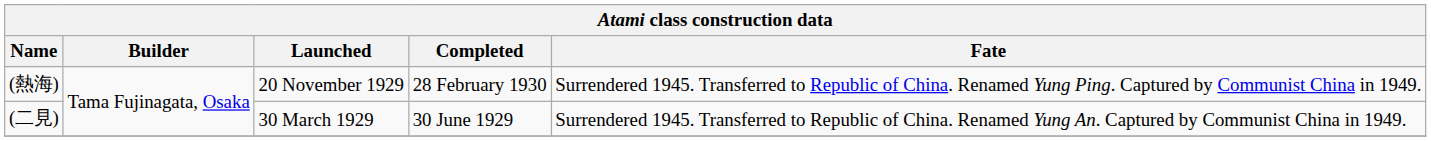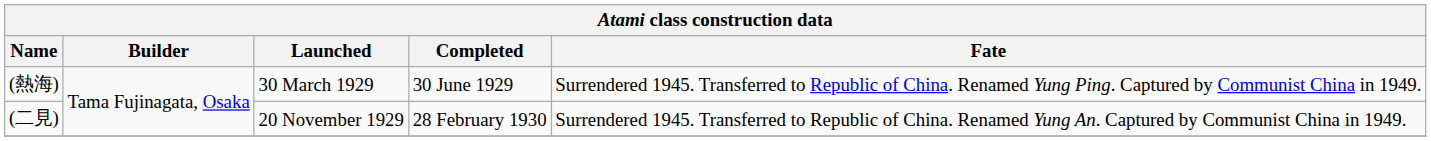(331, 84) 20 November 1929 -> (316, 84) 30 March 1929
(480, 84) 28 February 1930 -> (463, 84) 30 June 1929
(316, 119) 30 March 1929 -> (331, 119) 20 November 1929
(463, 119) 30 June 1929 -> (480, 119) 28 February 1930
